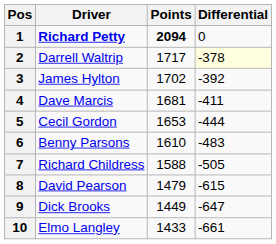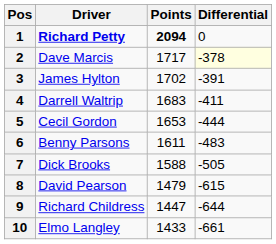(81, 57) Darrell Waltrip -> (76, 57) Dave Marcis
(211, 79) -392 -> (211, 79) -391
(76, 100) Dave Marcis -> (81, 100) Darrell Waltrip
(171, 100) 1681 -> (171, 100) 1683
(171, 143) 1610 -> (171, 143) 1611
(91, 164) Richard Childress -> (74, 164) Dick Brooks
(74, 206) Dick Brooks -> (91, 206) Richard Childress
(171, 206) 1449 -> (171, 206) 1447
(211, 206) -647 -> (211, 206) -644
